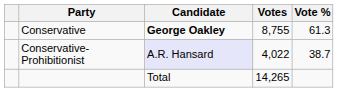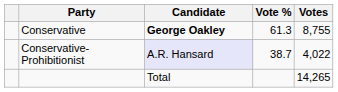columns swapped: (272, 13) <-> (312, 13)
